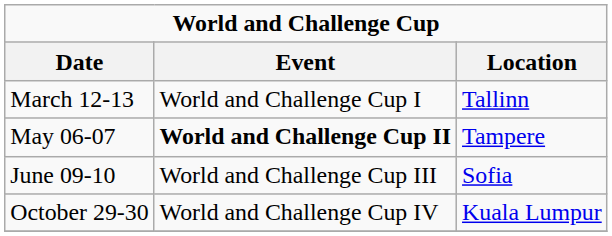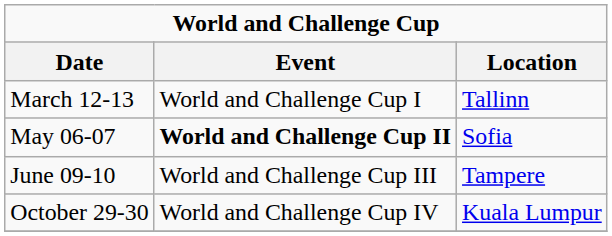(504, 136) Tampere -> (487, 136) Sofia
(487, 174) Sofia -> (504, 174) Tampere
